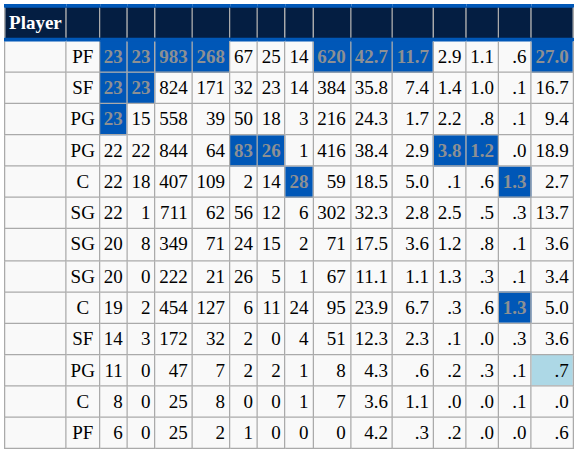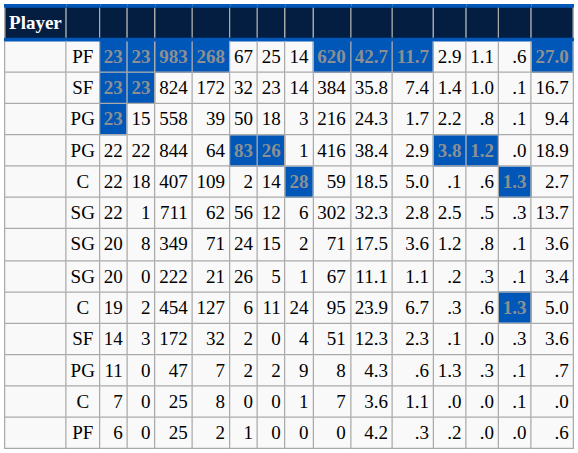(211, 88) 171 -> (211, 88) 172
(450, 275) 1.3 -> (454, 275) .2
(304, 369) 1 -> (304, 369) 9
(454, 369) .2 -> (450, 369) 1.3
(562, 369) lightblue background -> (562, 369) no background
(118, 401) 8 -> (118, 401) 7
